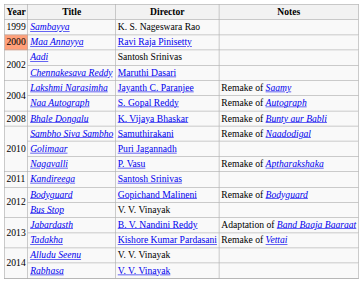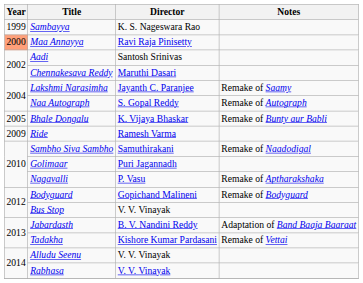(16, 118) 2008 -> (16, 118) 2005
+ row: (39, 133)
- row: (53, 179)
